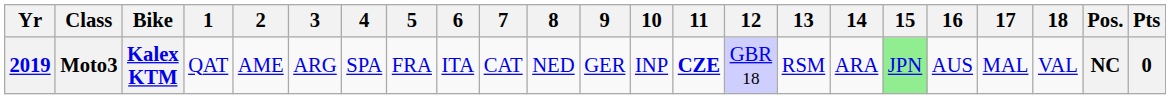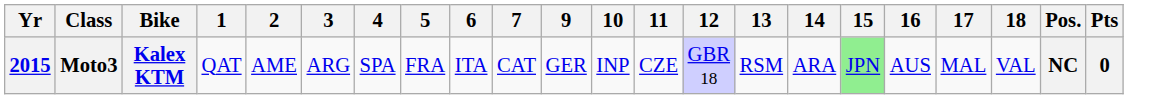- column: (553, 20)
(30, 65) 2019 -> (30, 65) 2015
(699, 65) bold -> (659, 65) normal
